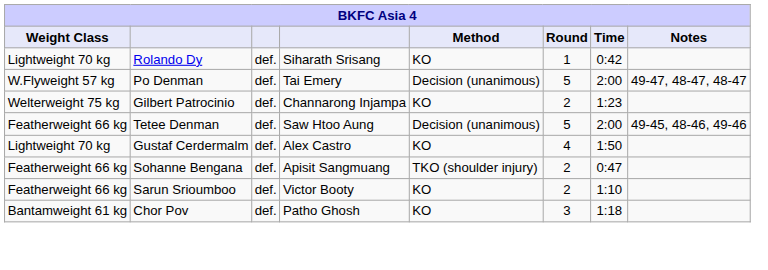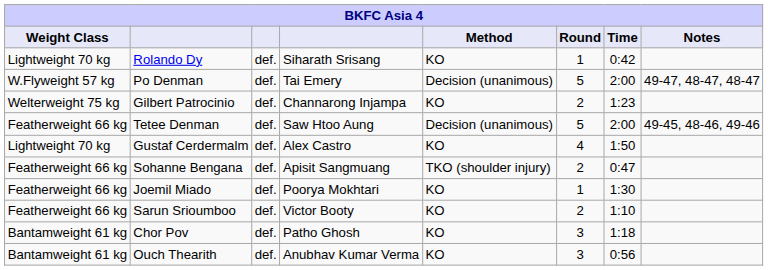+ row: (172, 189)
+ row: (175, 254)
